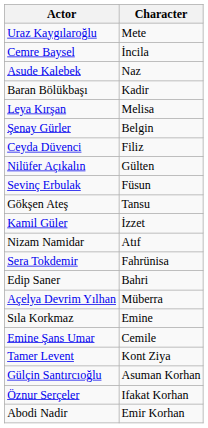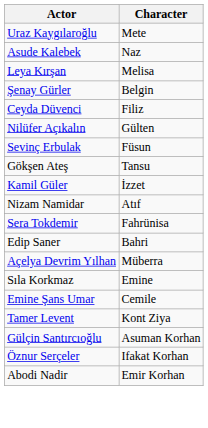- row: (41, 52)
- row: (47, 90)
